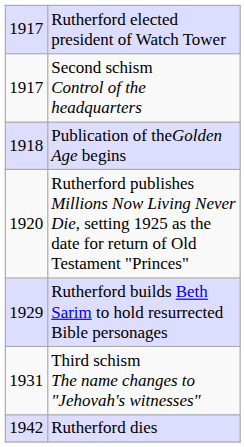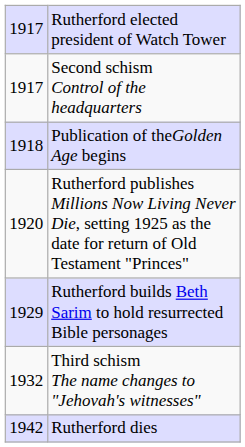(26, 380) 1931 -> (26, 380) 1932
